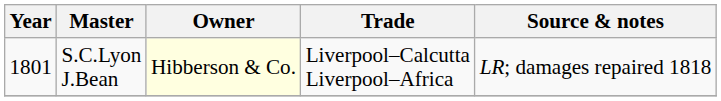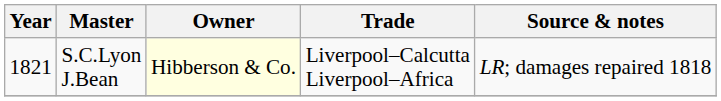(31, 66) 1801 -> (31, 66) 1821
